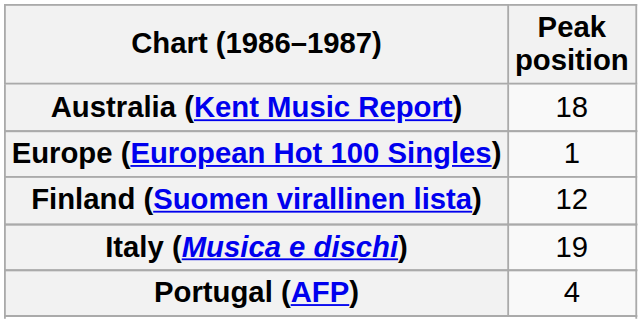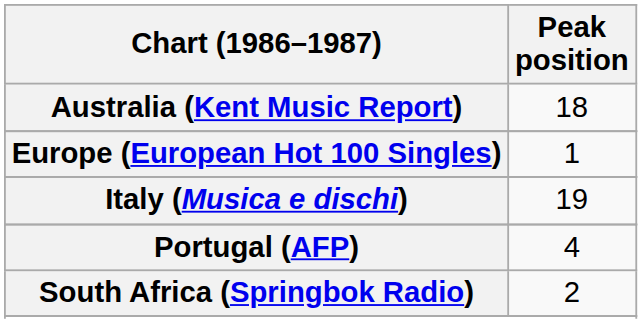- row: (257, 199)
+ row: (257, 292)
